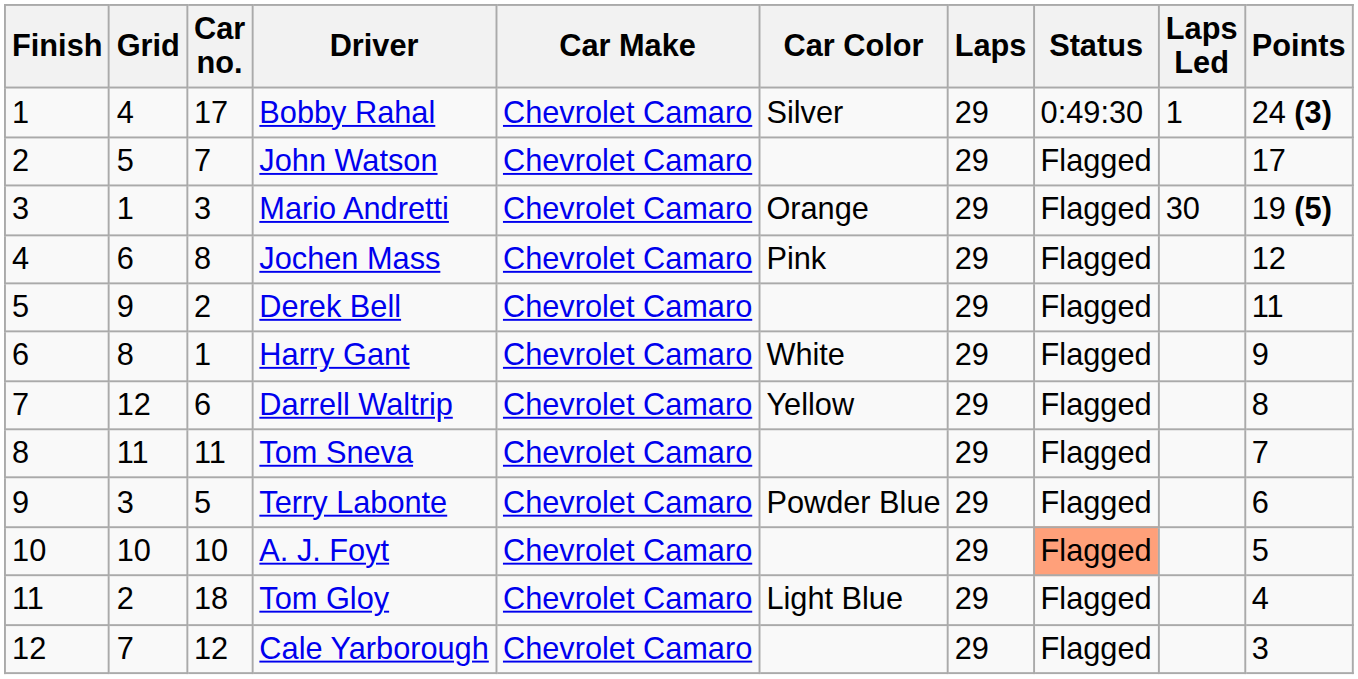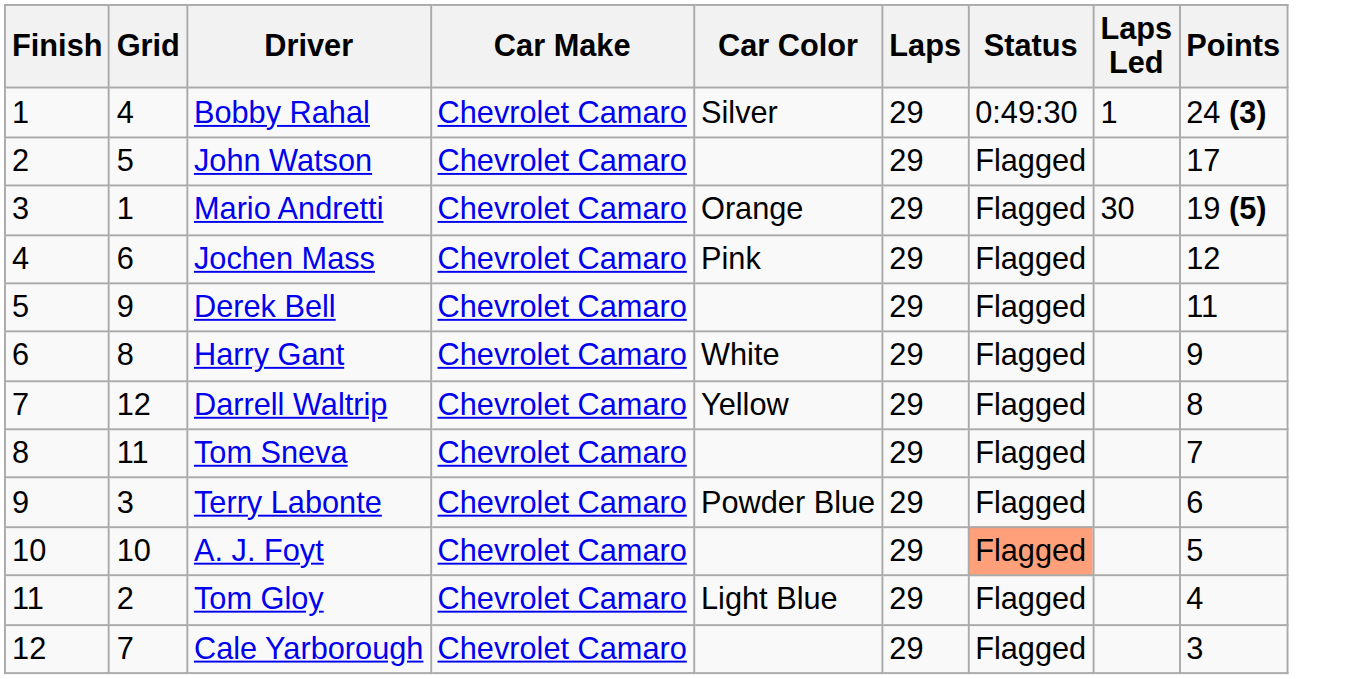- column: (220, 46)
